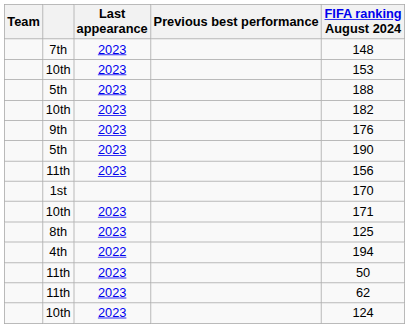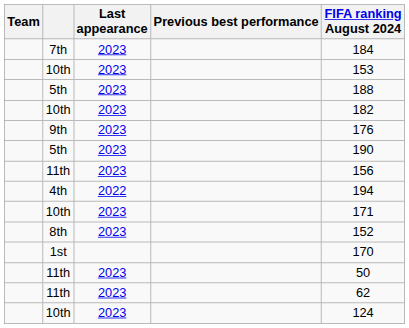(363, 49) 148 -> (363, 49) 184
rows swapped: (58, 252) <-> (58, 191)
(363, 232) 125 -> (363, 232) 152
